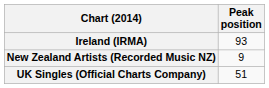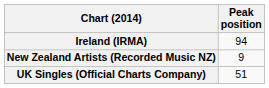(241, 41) 93 -> (241, 41) 94
